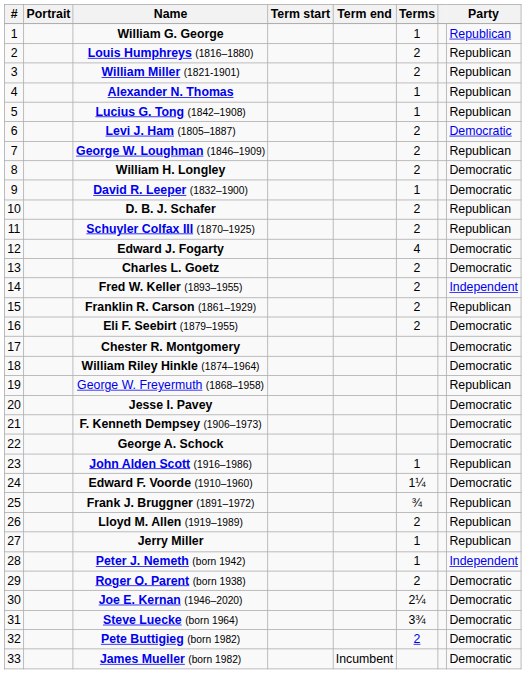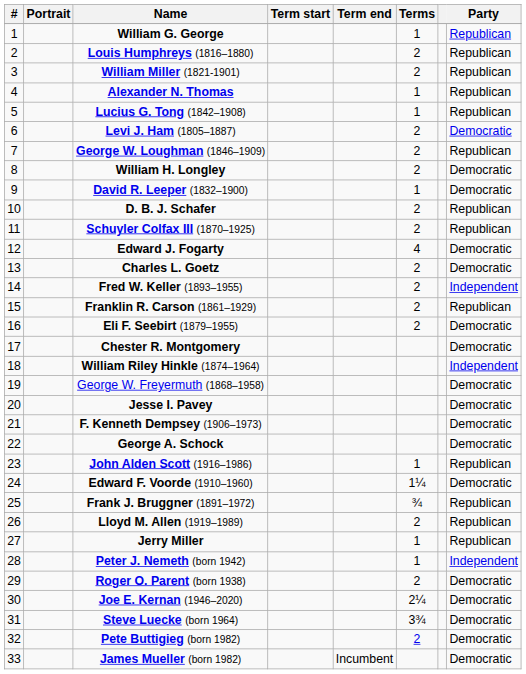(481, 365) Democratic -> (484, 365) Independent
(480, 385) Republican -> (481, 385) Democratic
